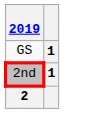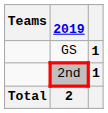+ column: (27, 23)
